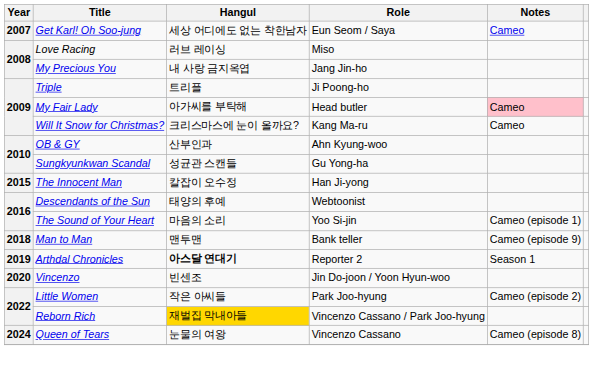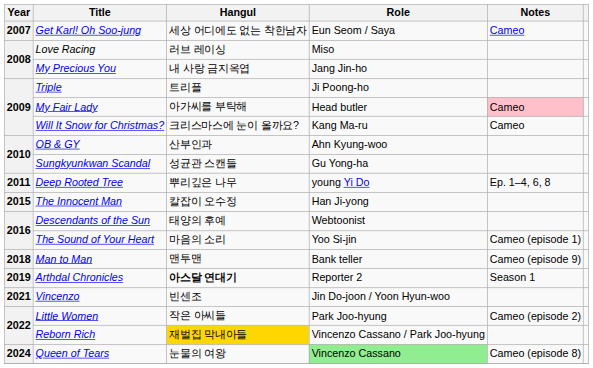+ row: (79, 183)
(19, 278) 2020 -> (19, 297) 2021
(356, 335) no background -> (356, 354) lightgreen background
